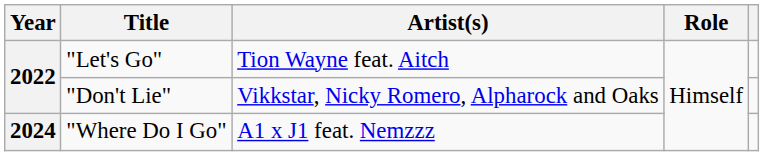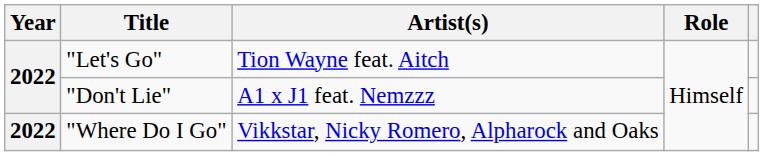(448, 95) Vikkstar, Nicky Romero, Alpharock and Oaks -> (336, 95) A1 x J1 feat. Nemzzz
(33, 131) 2024 -> (33, 131) 2022
(336, 131) A1 x J1 feat. Nemzzz -> (448, 131) Vikkstar, Nicky Romero, Alpharock and Oaks
